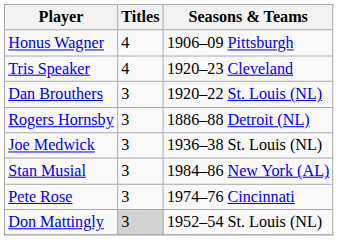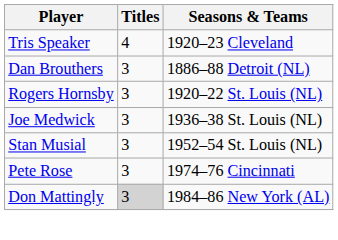- row: (56, 42)
(245, 94) 1920–22 St. Louis (NL) -> (238, 68) 1886–88 Detroit (NL)
(238, 119) 1886–88 Detroit (NL) -> (245, 94) 1920–22 St. Louis (NL)
(248, 171) 1984–86 New York (AL) -> (245, 145) 1952–54 St. Louis (NL)
(245, 222) 1952–54 St. Louis (NL) -> (248, 196) 1984–86 New York (AL)
